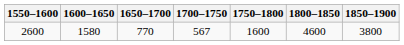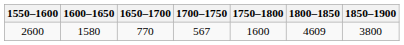(314, 31) 4600 -> (314, 31) 4609
